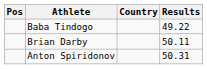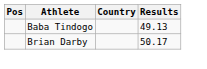(176, 27) 49.22 -> (154, 27) 49.13
(176, 41) 50.11 -> (154, 41) 50.17
- row: (71, 56)
